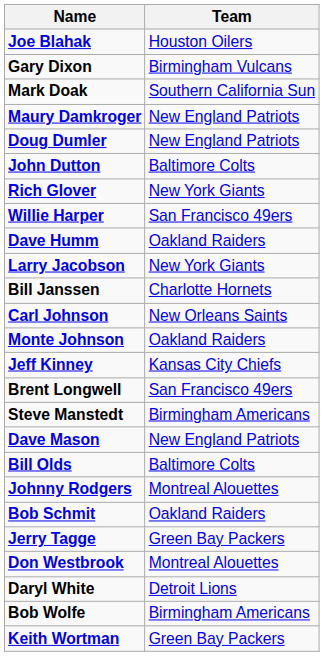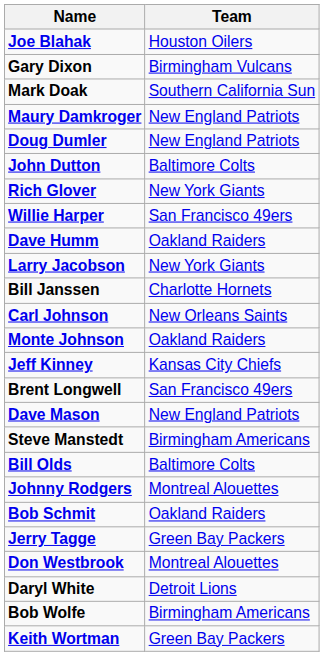rows swapped: (66, 414) <-> (54, 439)
